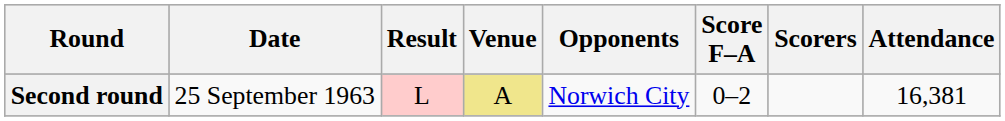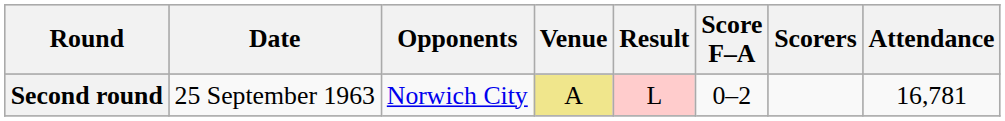columns swapped: (619, 39) <-> (422, 39)
(932, 94) 16,381 -> (932, 94) 16,781
